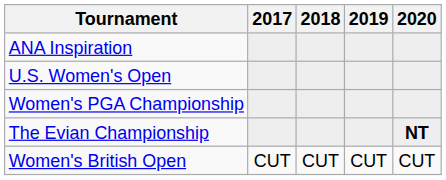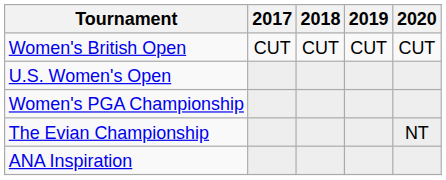rows swapped: (71, 47) <-> (97, 161)
(417, 133) bold -> (417, 133) normal
